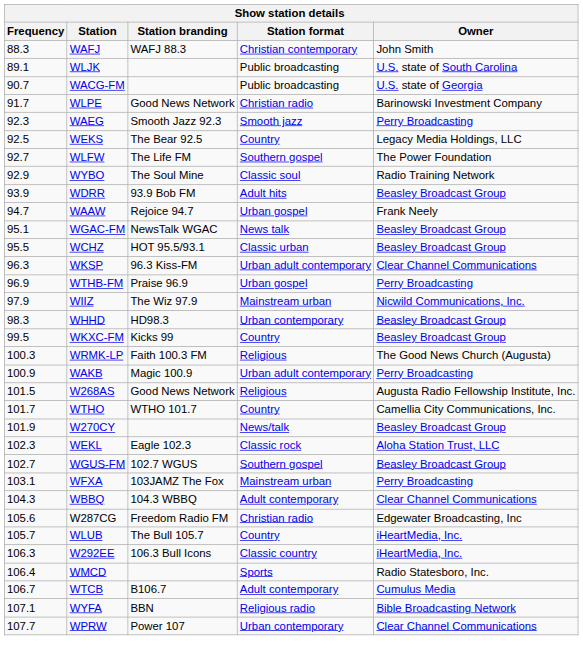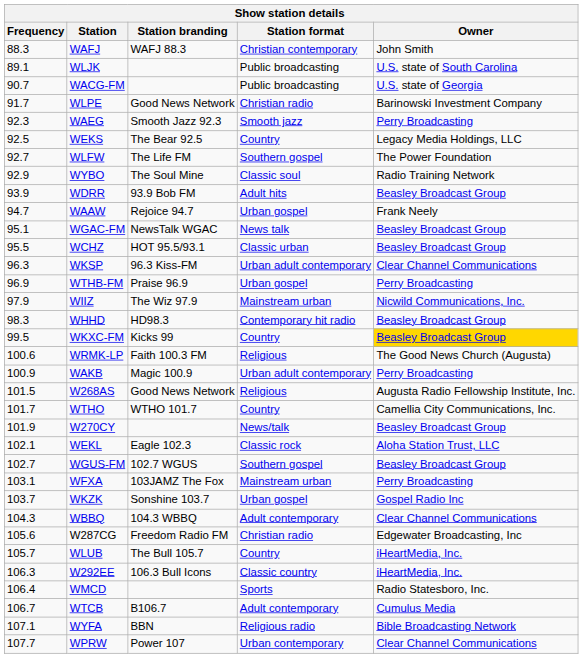(292, 319) Urban contemporary -> (298, 319) Contemporary hit radio
(441, 337) no background -> (441, 337) gold background
(21, 355) 100.3 -> (21, 355) 100.6
(21, 445) 102.3 -> (21, 445) 102.1
+ row: (86, 499)
